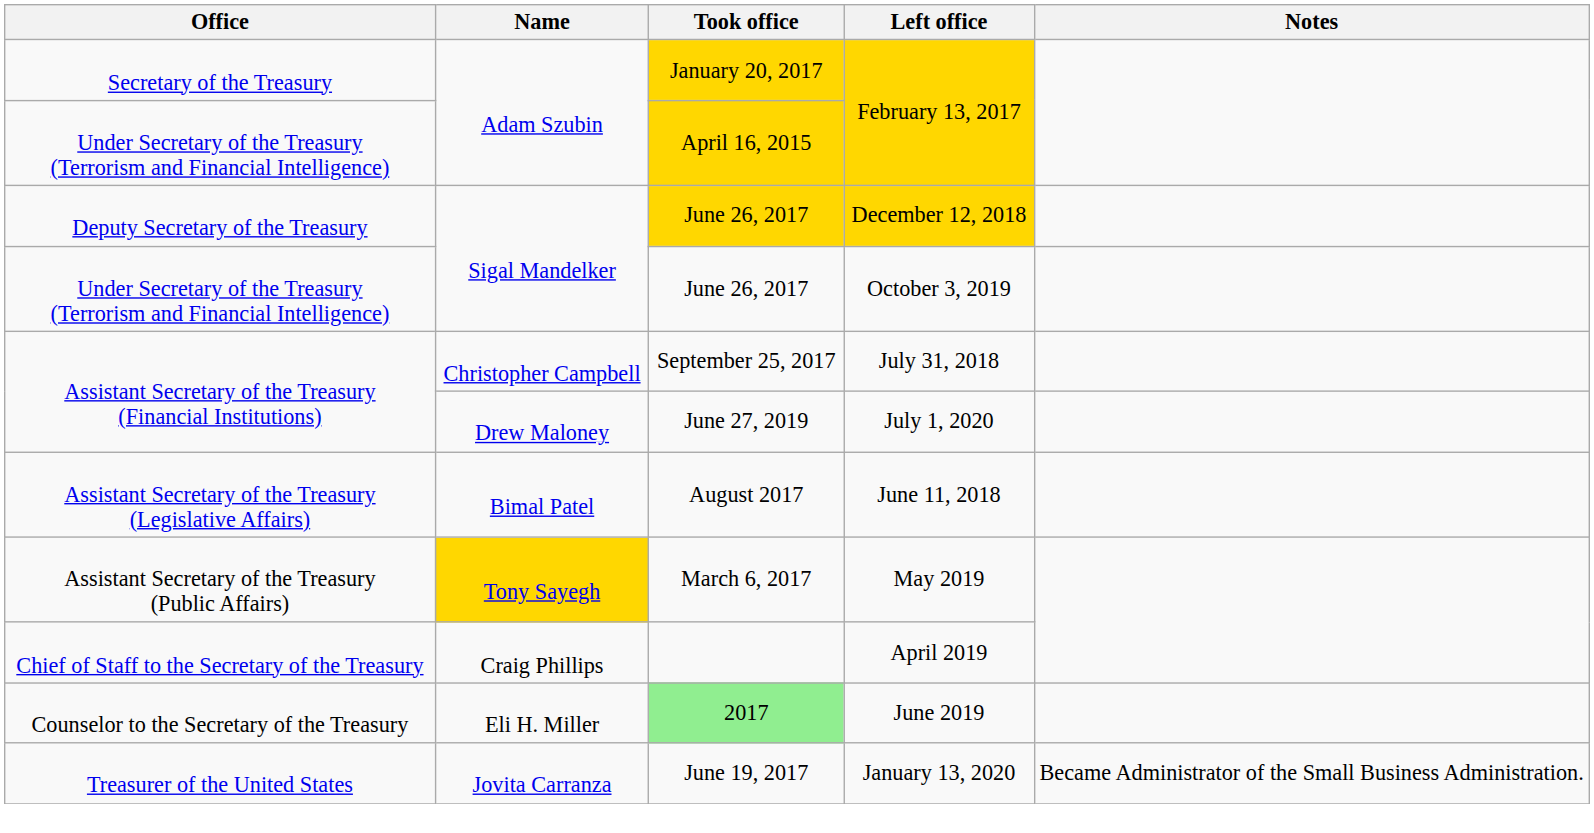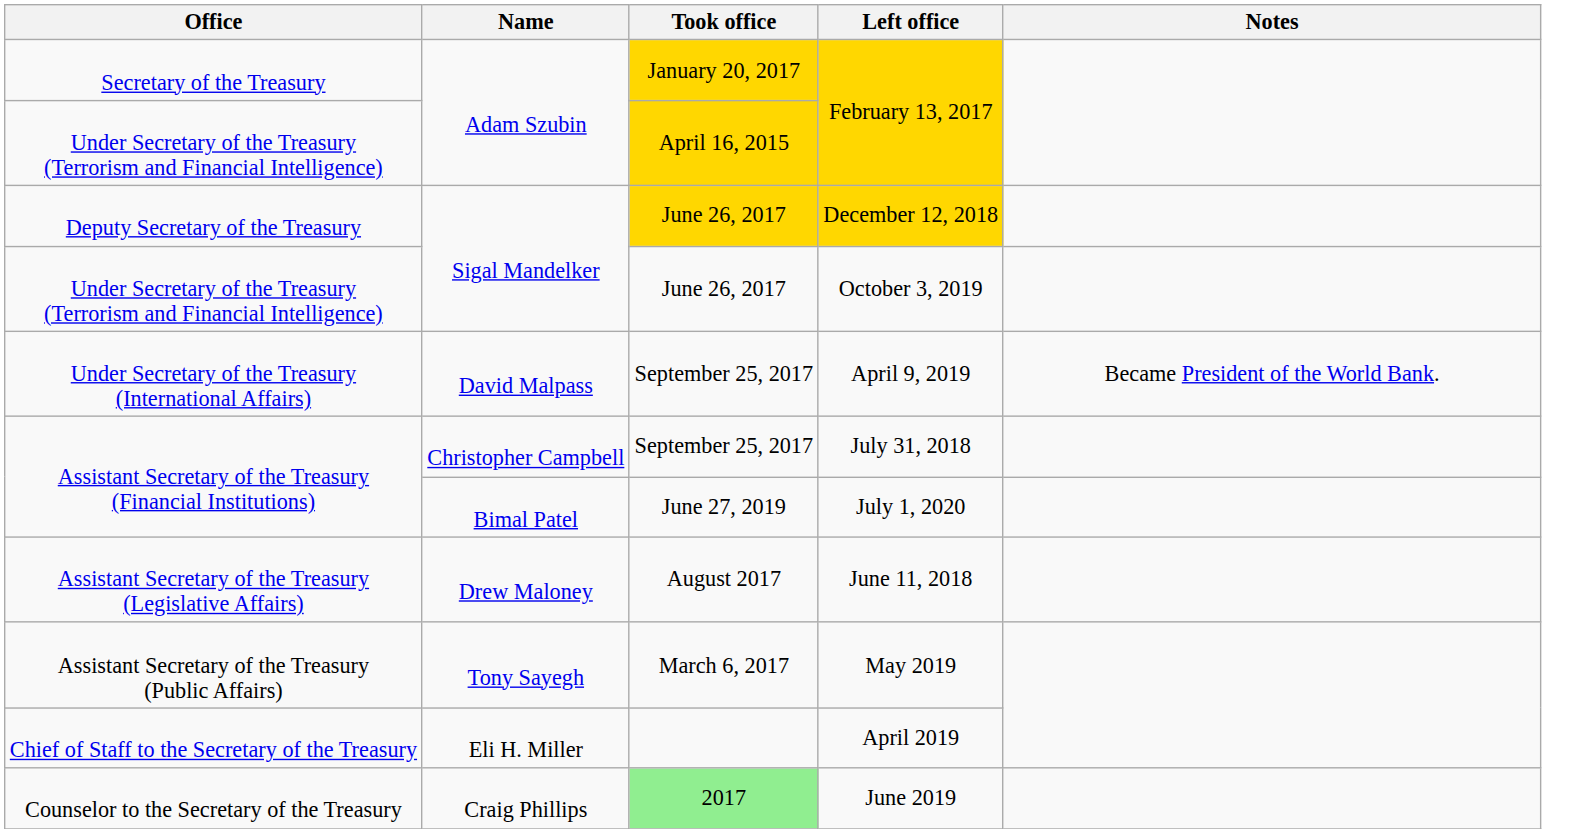+ row: (213, 386)
(542, 433) Drew Maloney -> (526, 519) Bimal Patel
(542, 506) Bimal Patel -> (526, 592) Drew Maloney
(542, 592) gold background -> (526, 677) no background
(542, 664) Craig Phillips -> (526, 750) Eli H. Miller
(542, 725) Eli H. Miller -> (526, 810) Craig Phillips
- row: (220, 785)
